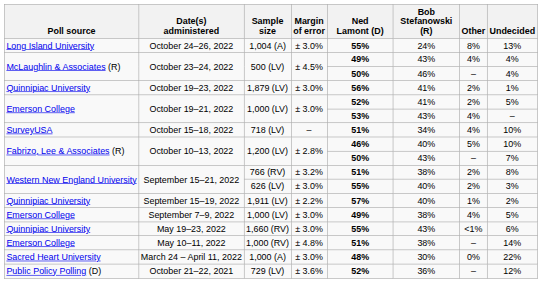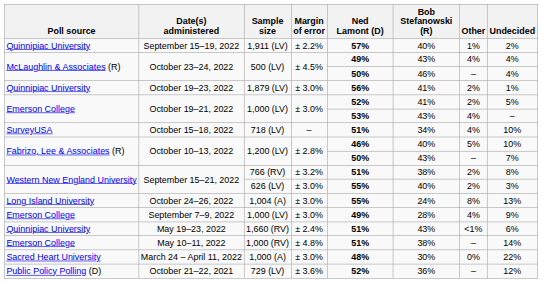rows swapped: (191, 46) <-> (191, 201)
(426, 215) 38% -> (426, 215) 28%
(512, 215) 5% -> (512, 215) 9%
(309, 229) ± 3.0% -> (309, 229) ± 2.4%
(360, 229) 55% -> (360, 229) 51%
